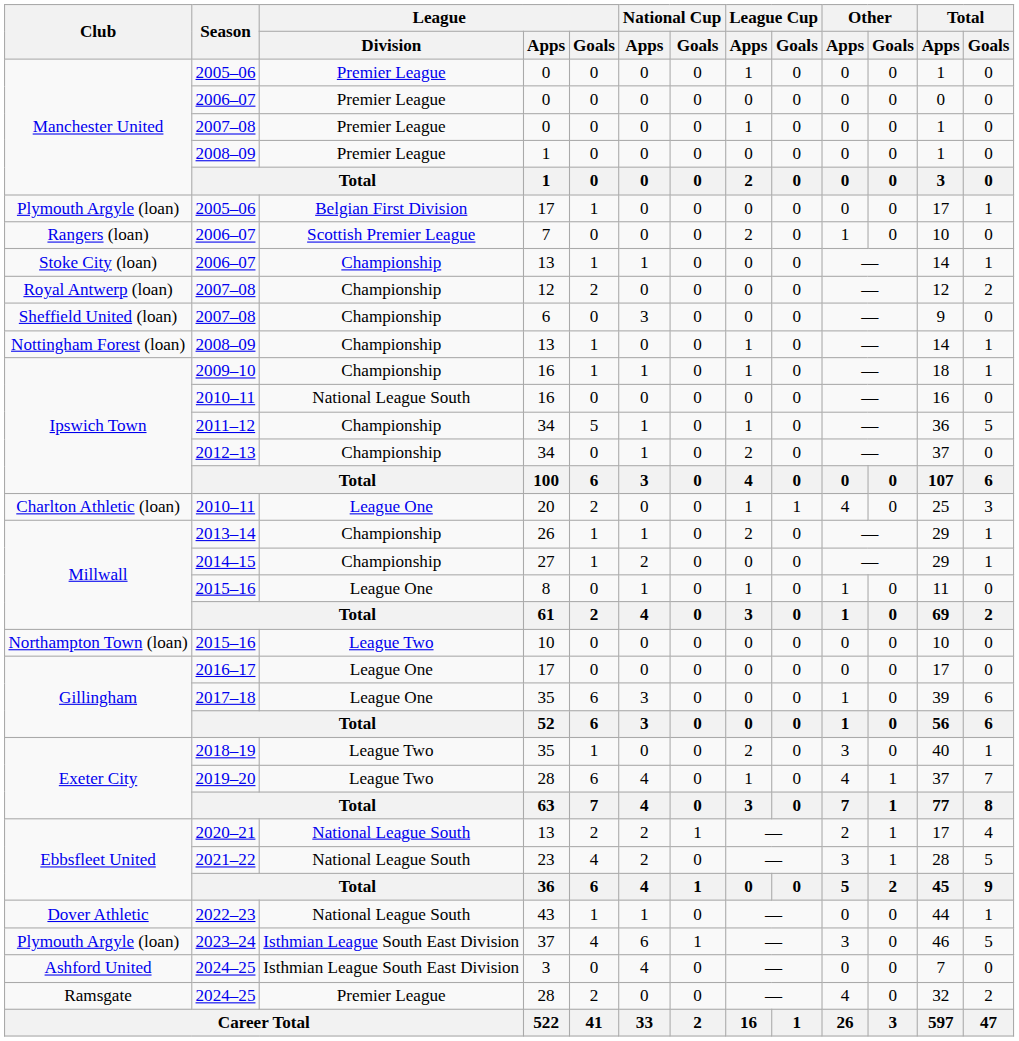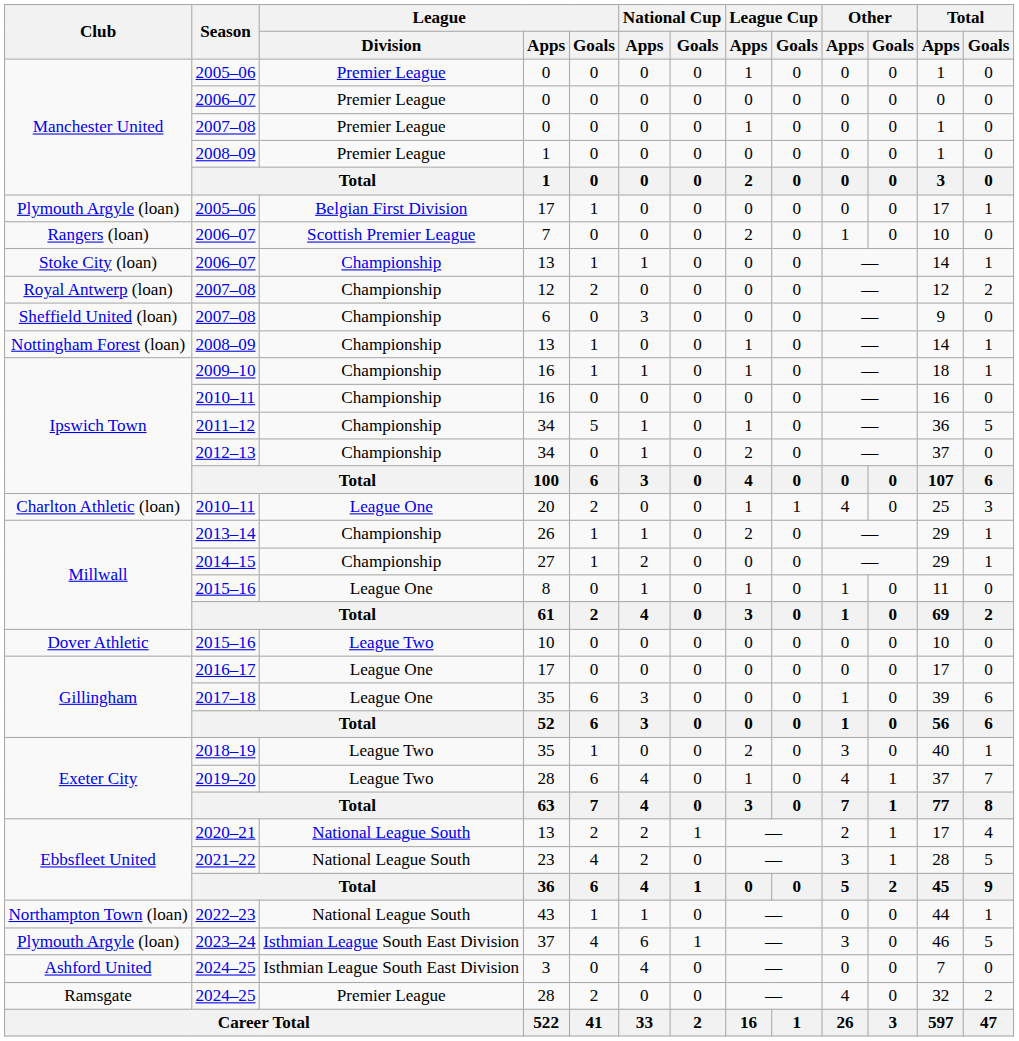(391, 398) National League South -> (391, 398) Championship
(98, 642) Northampton Town (loan) -> (98, 642) Dover Athletic
(98, 914) Dover Athletic -> (98, 914) Northampton Town (loan)
